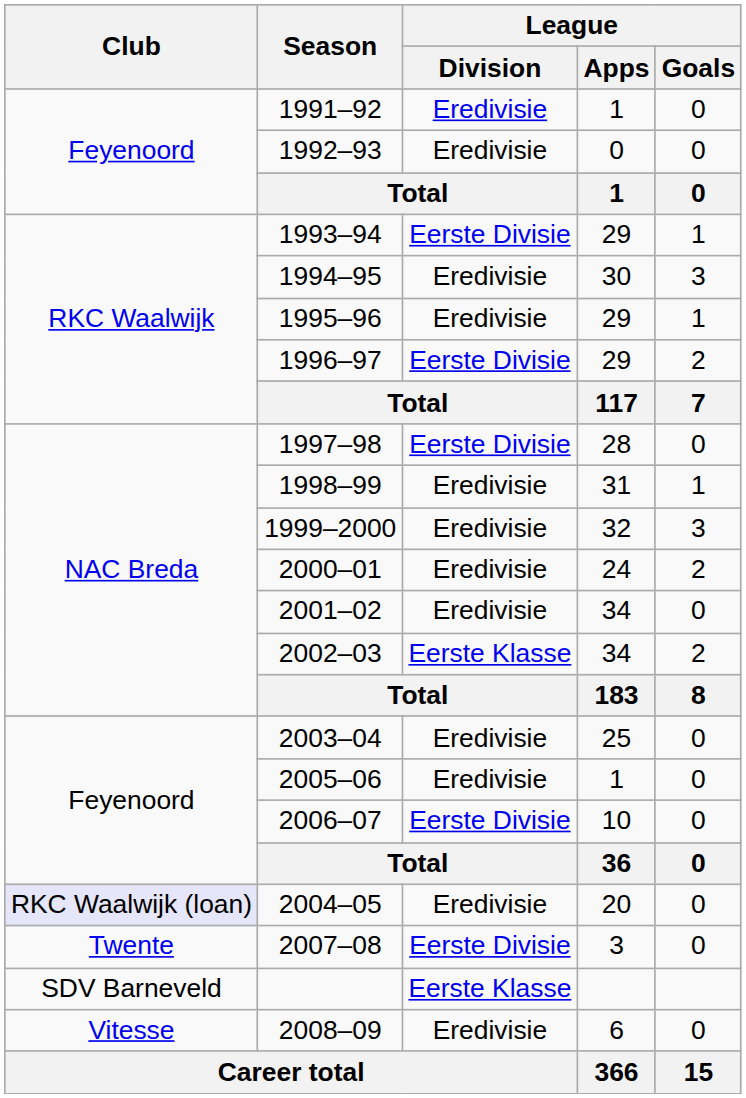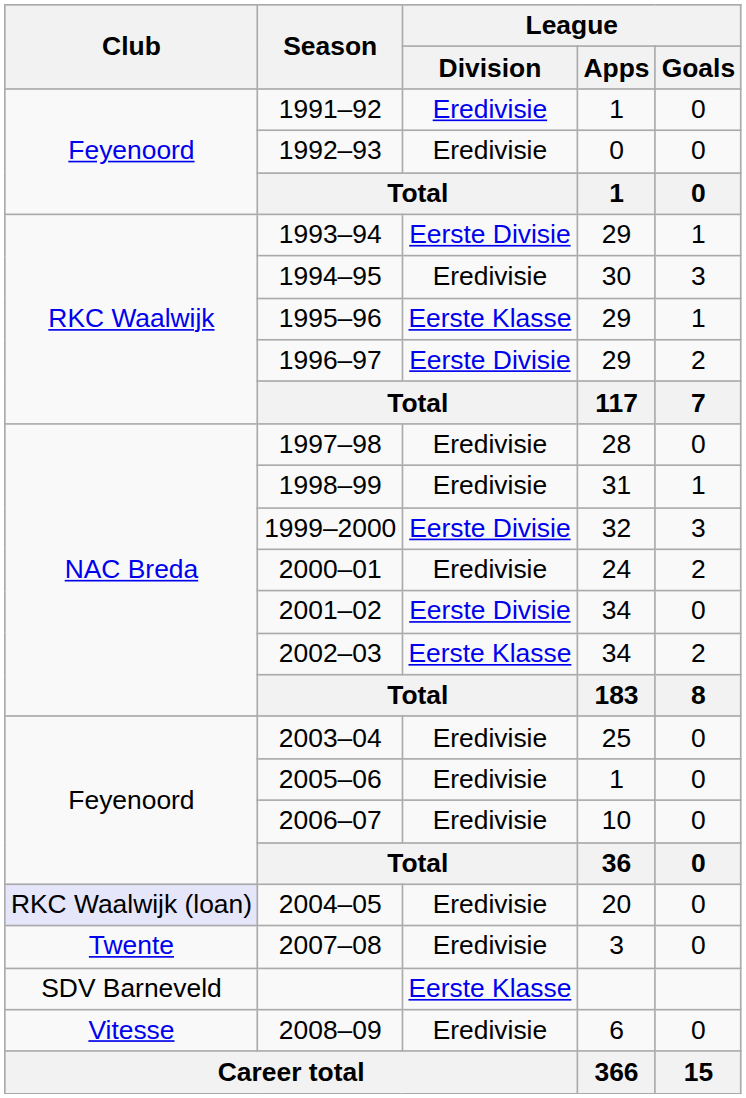(490, 318) Eredivisie -> (490, 318) Eerste Klasse
(490, 444) Eerste Divisie -> (490, 444) Eredivisie
(490, 527) Eredivisie -> (490, 527) Eerste Divisie
(490, 611) Eredivisie -> (490, 611) Eerste Divisie
(490, 820) Eerste Divisie -> (490, 820) Eredivisie
(490, 946) Eerste Divisie -> (490, 946) Eredivisie
